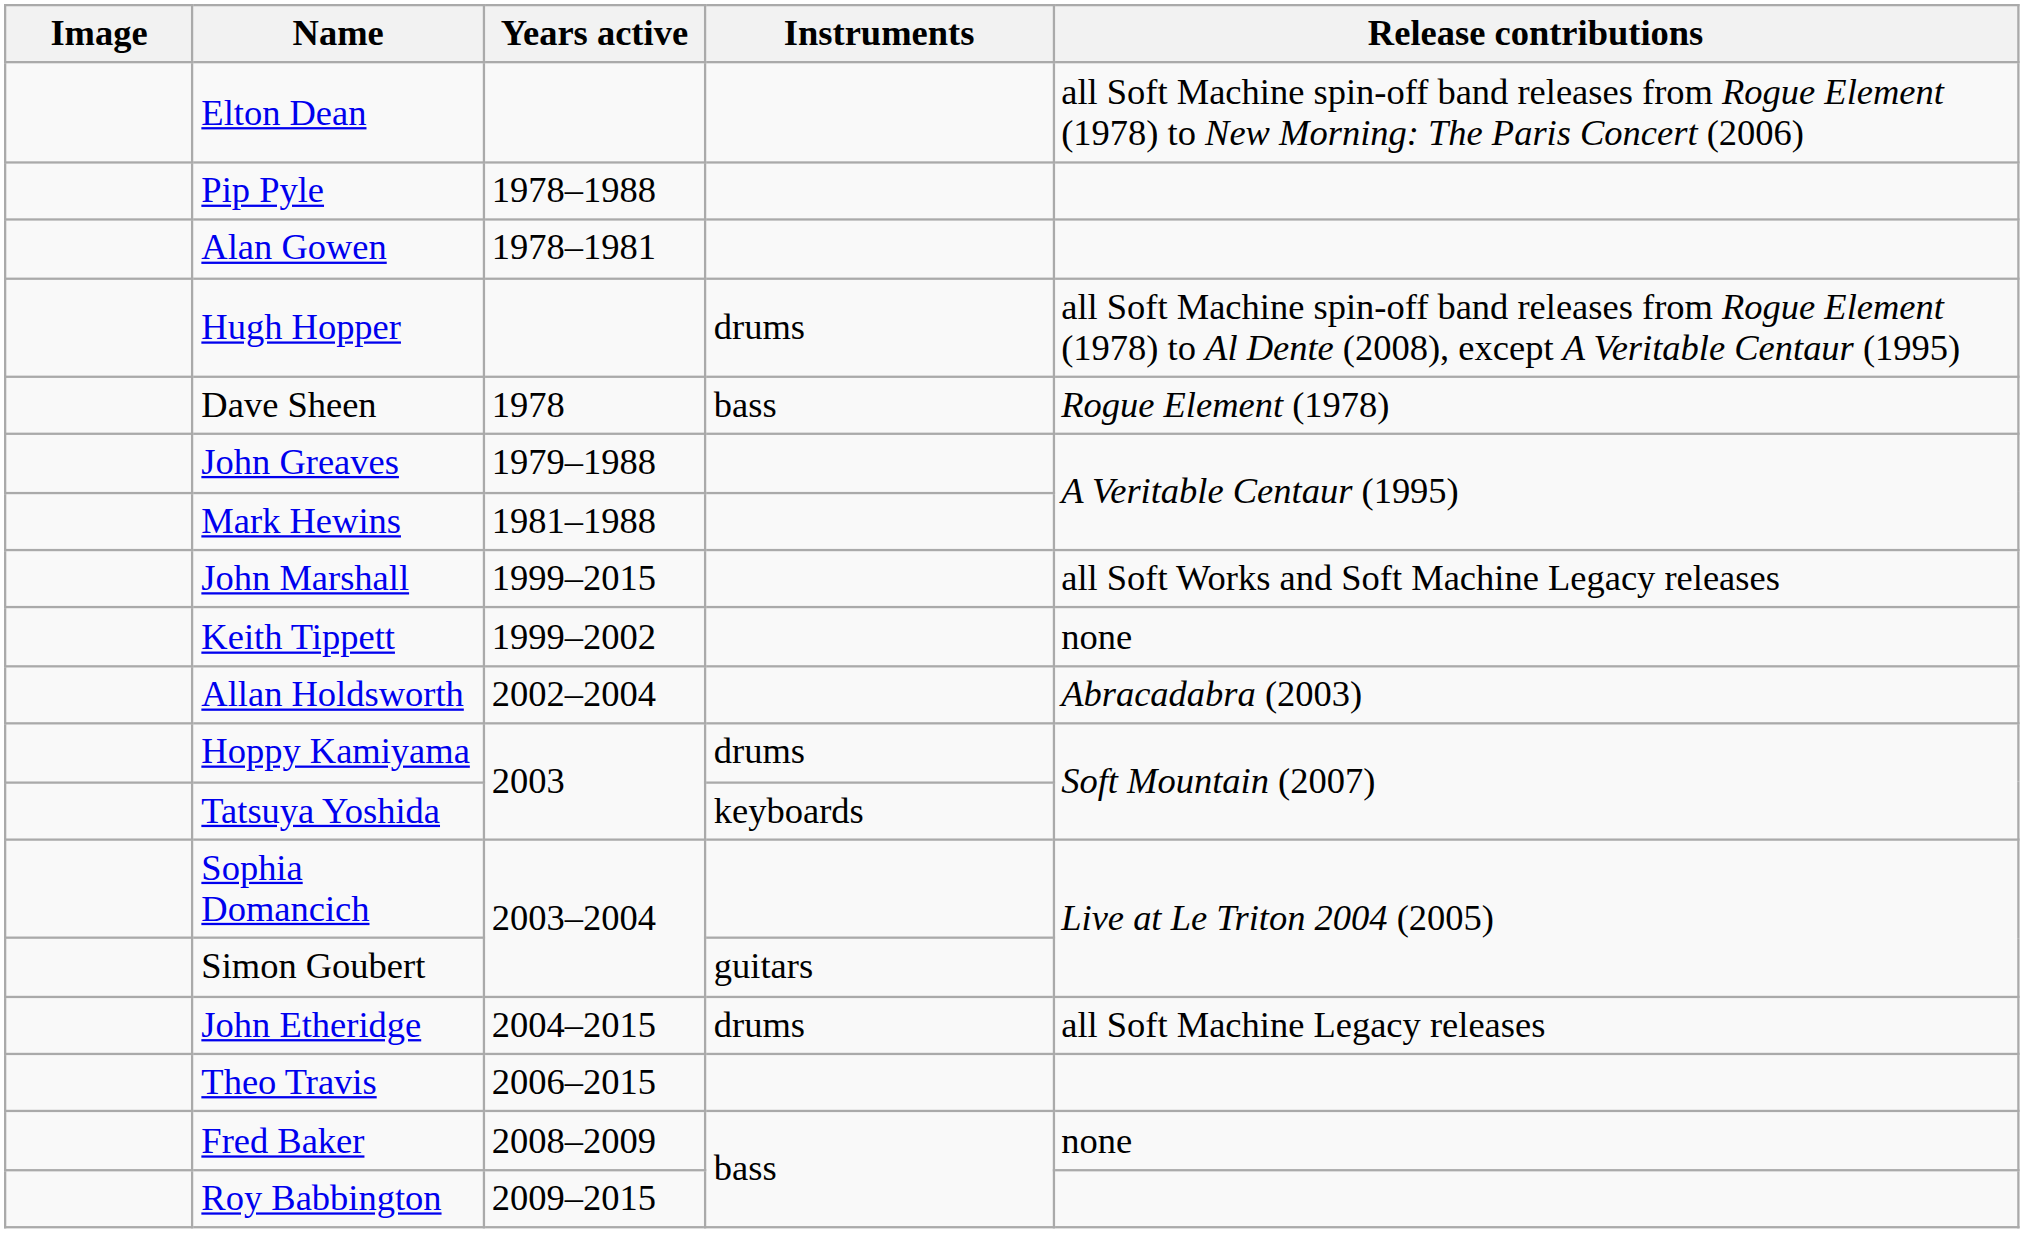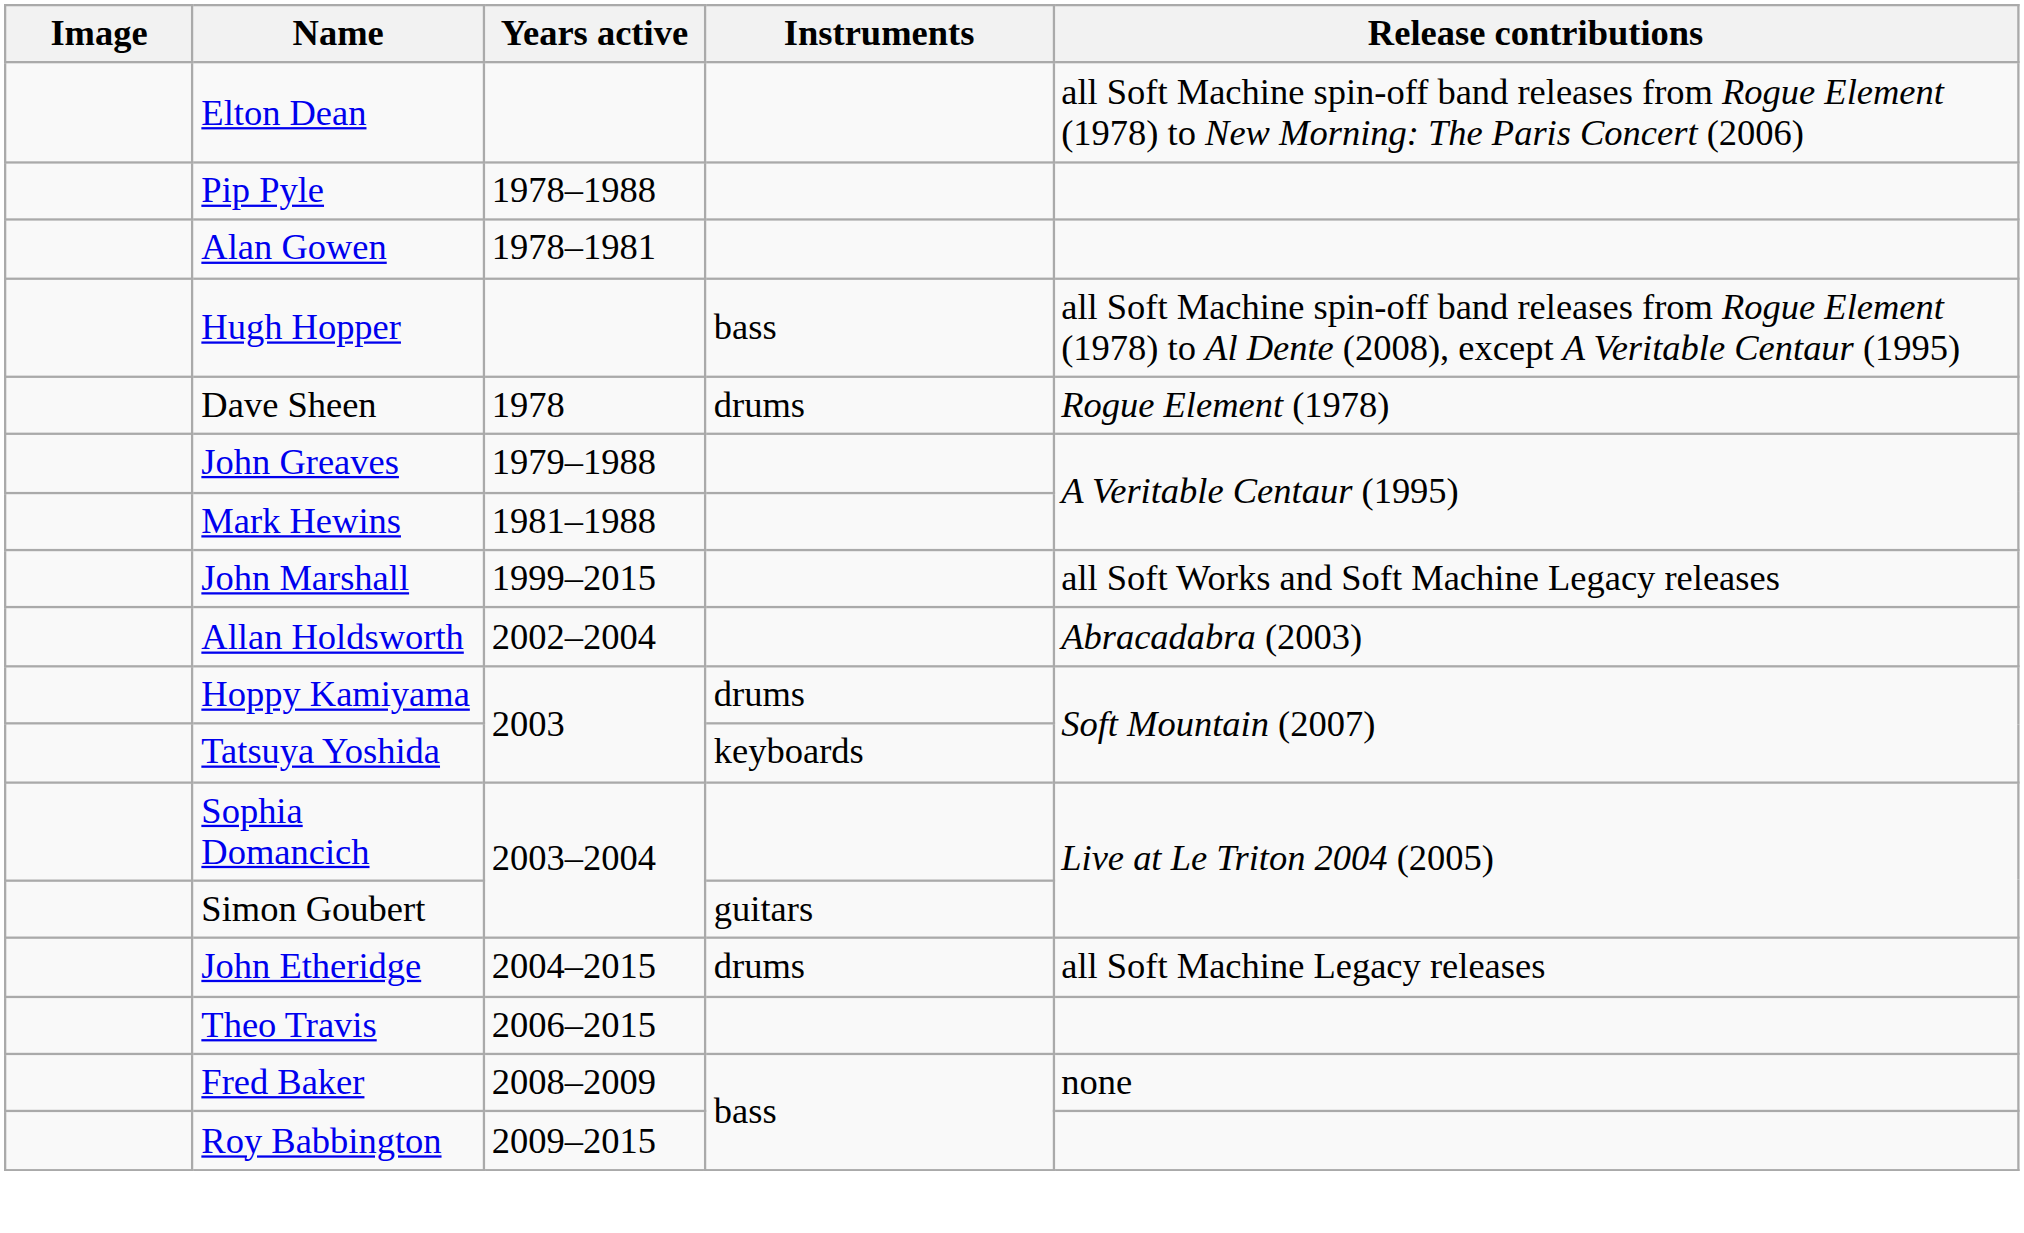(759, 326) drums -> (745, 326) bass
(745, 404) bass -> (759, 404) drums
- row: (298, 636)
